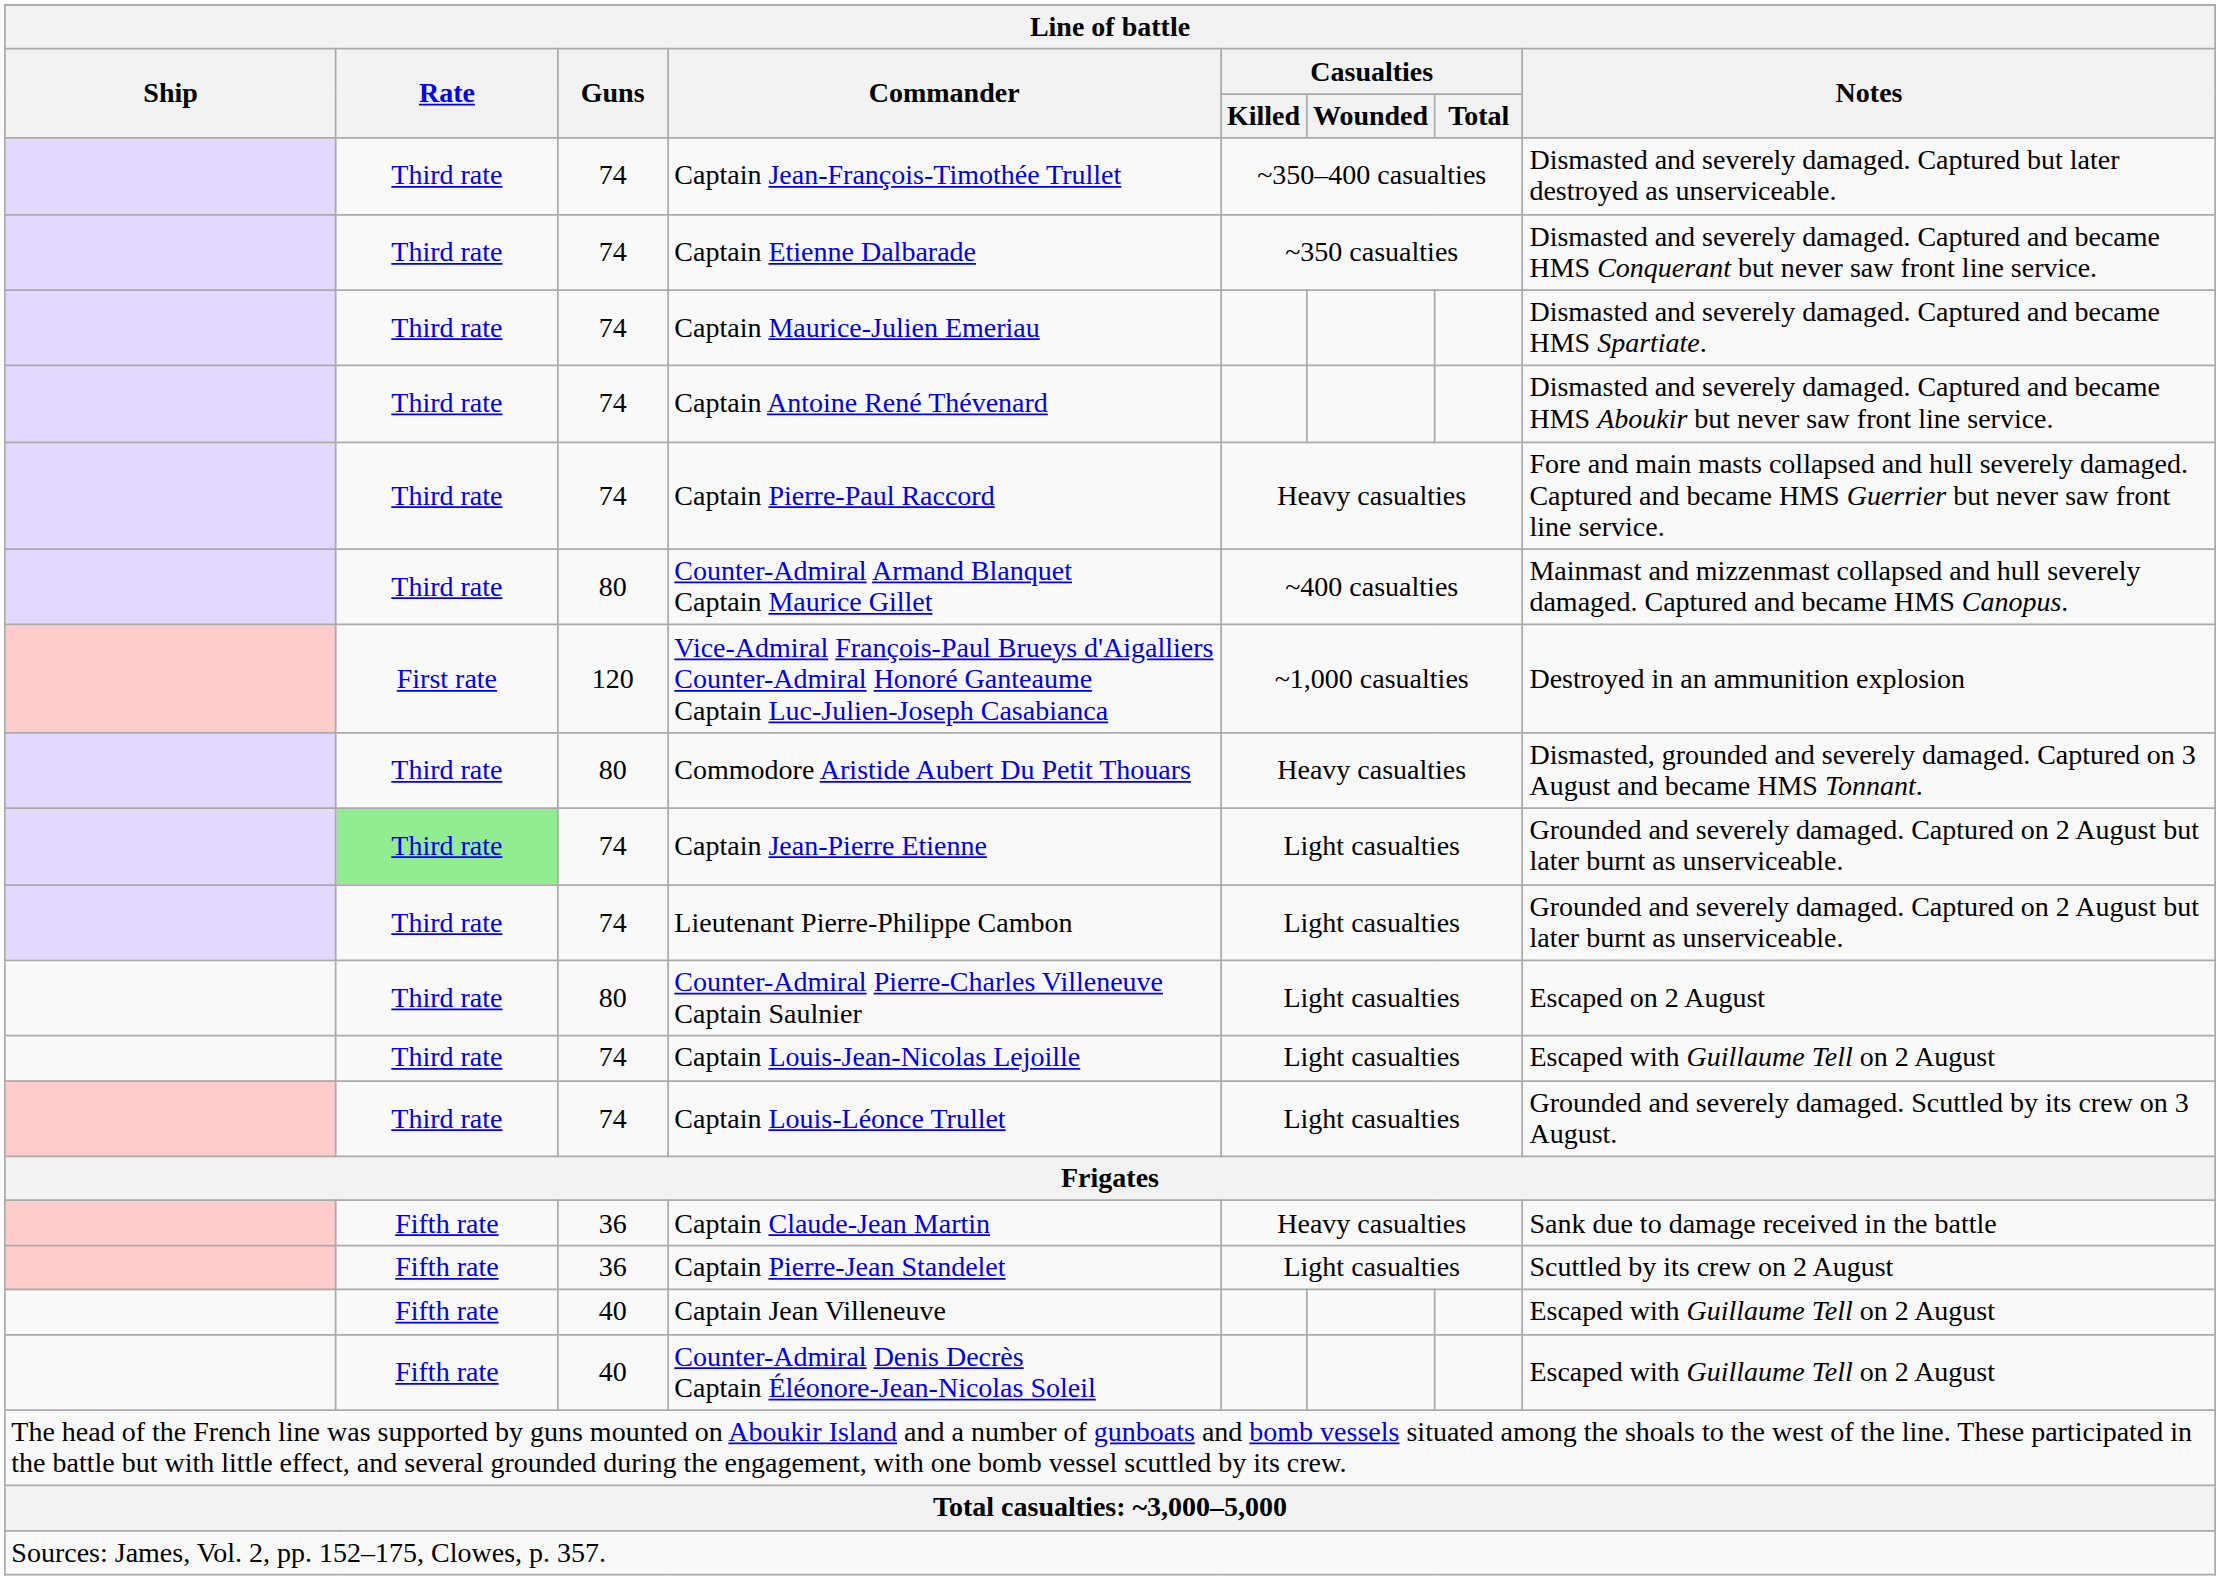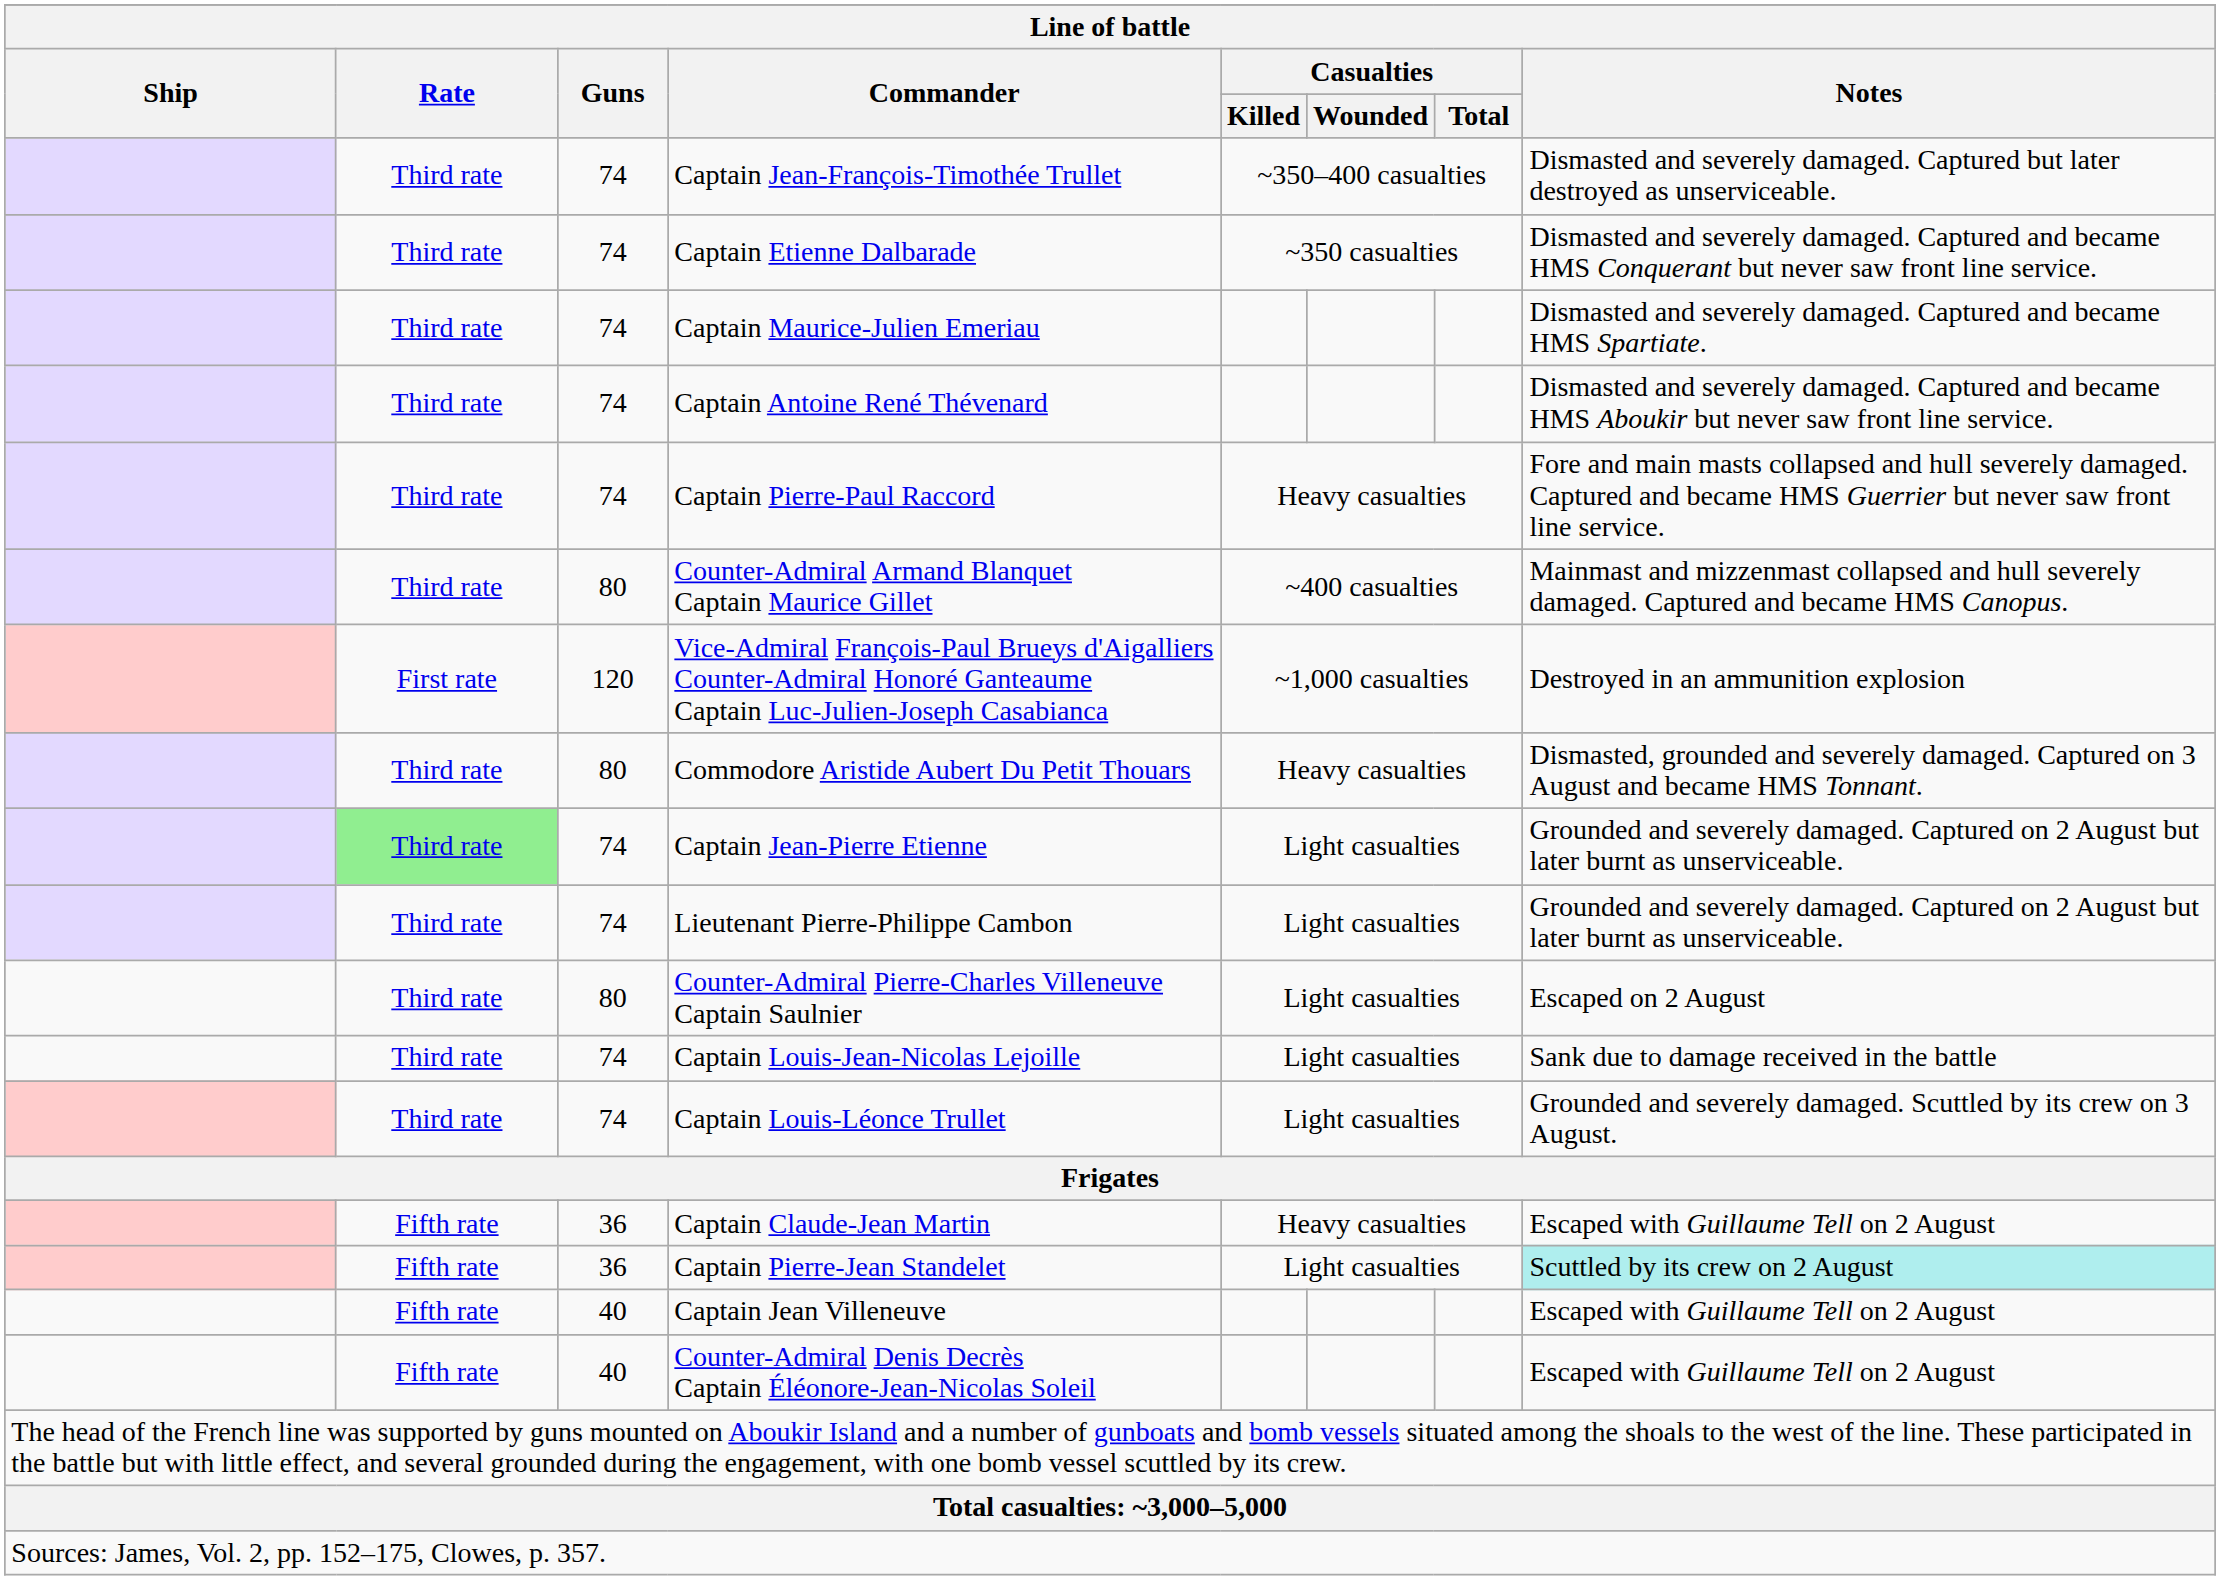(1762, 1057) Escaped with Guillaume Tell on 2 August -> (1763, 1057) Sank due to damage received in the battle
(1763, 1222) Sank due to damage received in the battle -> (1762, 1222) Escaped with Guillaume Tell on 2 August
(1711, 1267) no background -> (1711, 1267) paleturquoise background
